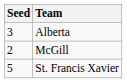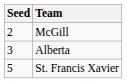rows swapped: (52, 50) <-> (53, 31)
